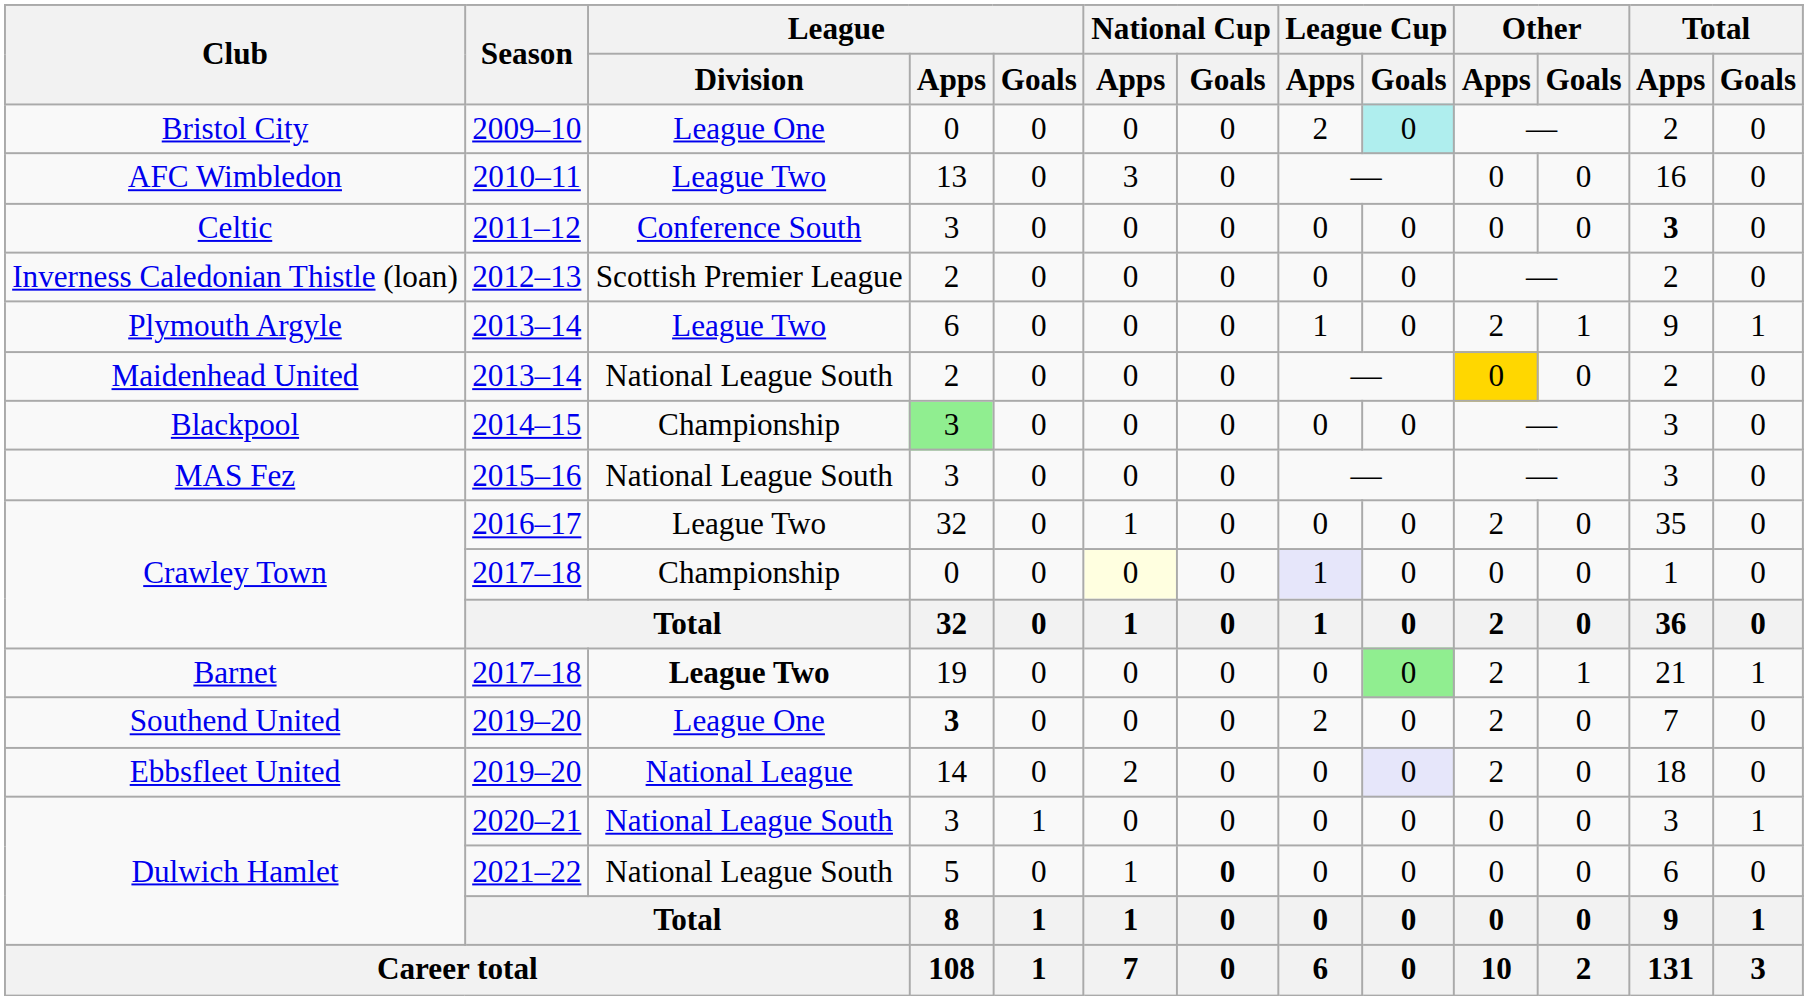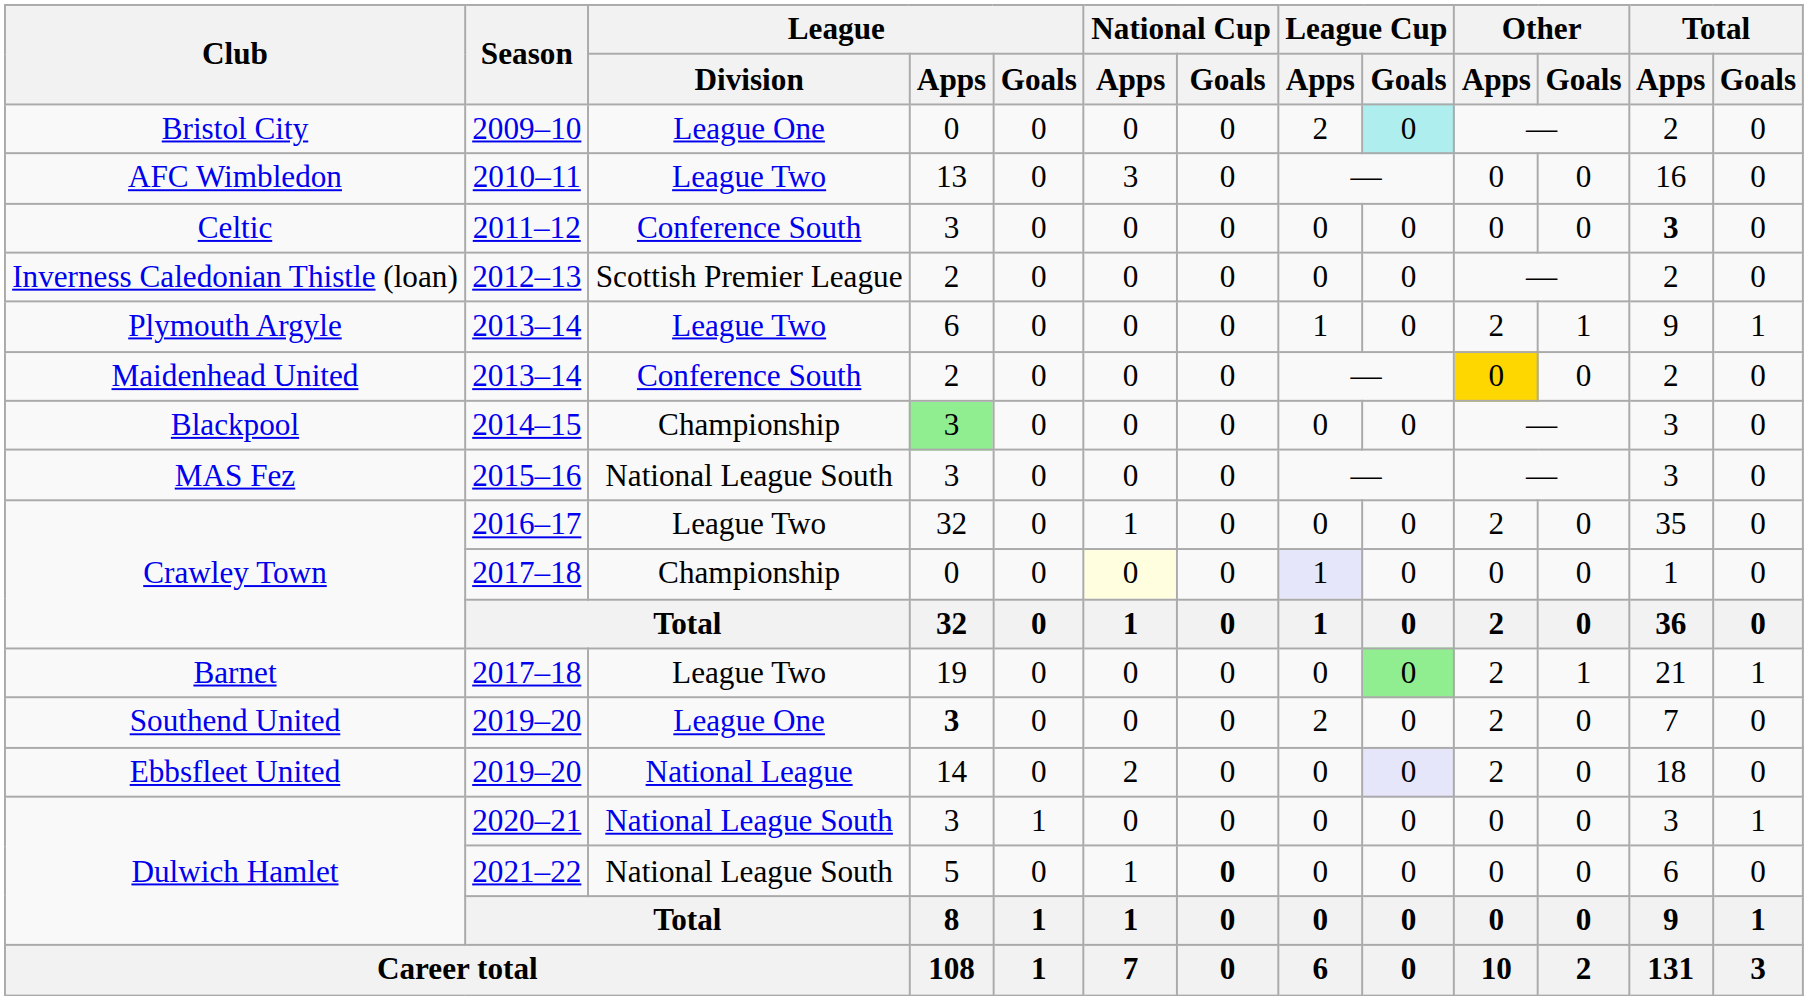(749, 375) National League South -> (749, 375) Conference South
(749, 672) bold -> (749, 672) normal
